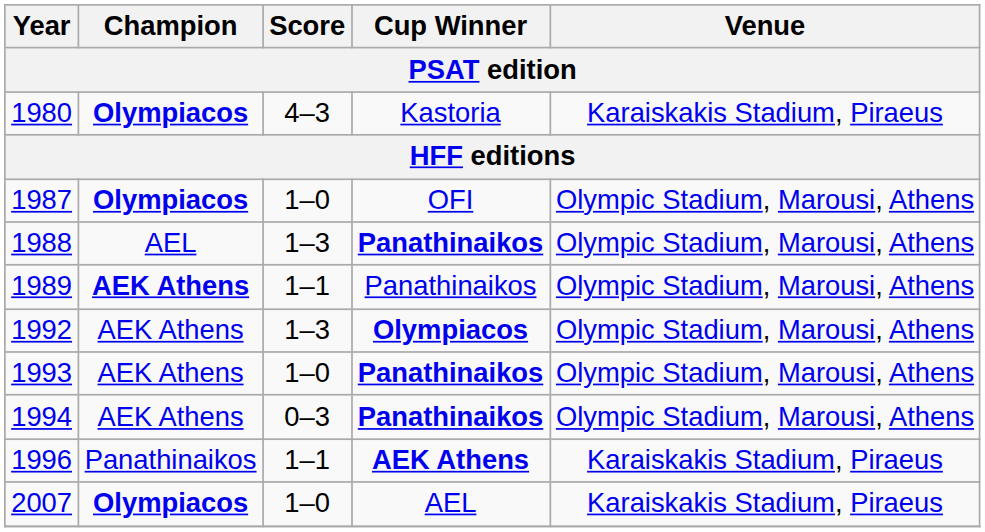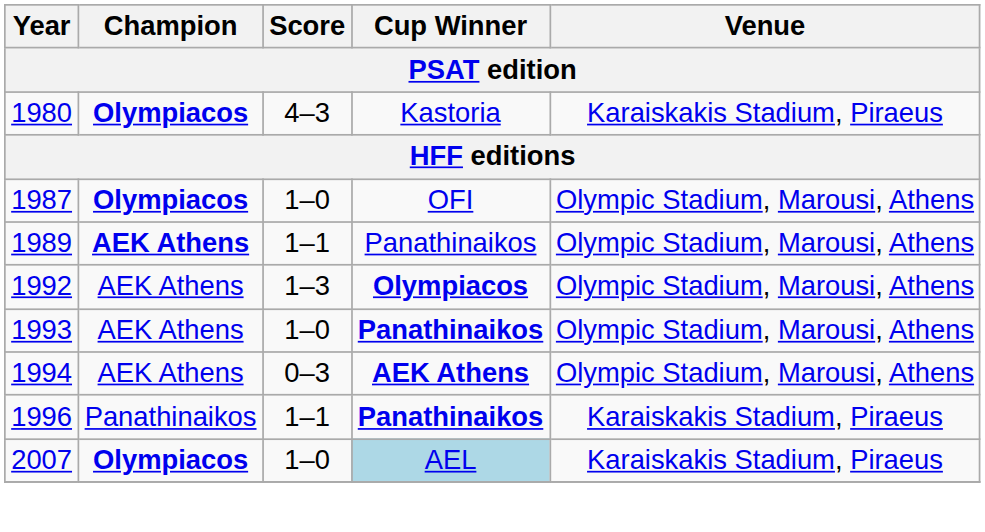- row: (42, 243)
(451, 416) Panathinaikos -> (451, 373) AEK Athens
(451, 460) AEK Athens -> (451, 416) Panathinaikos
(451, 503) no background -> (451, 460) lightblue background
